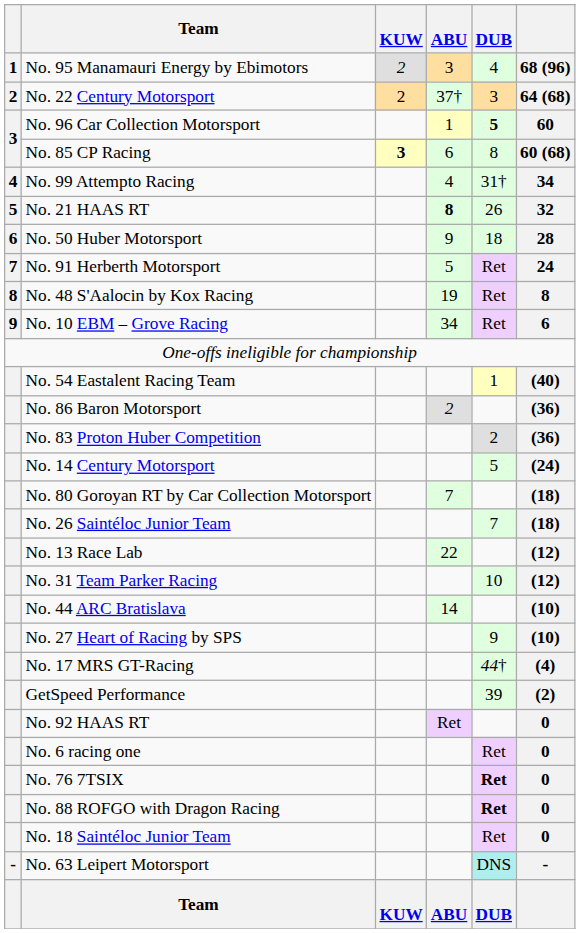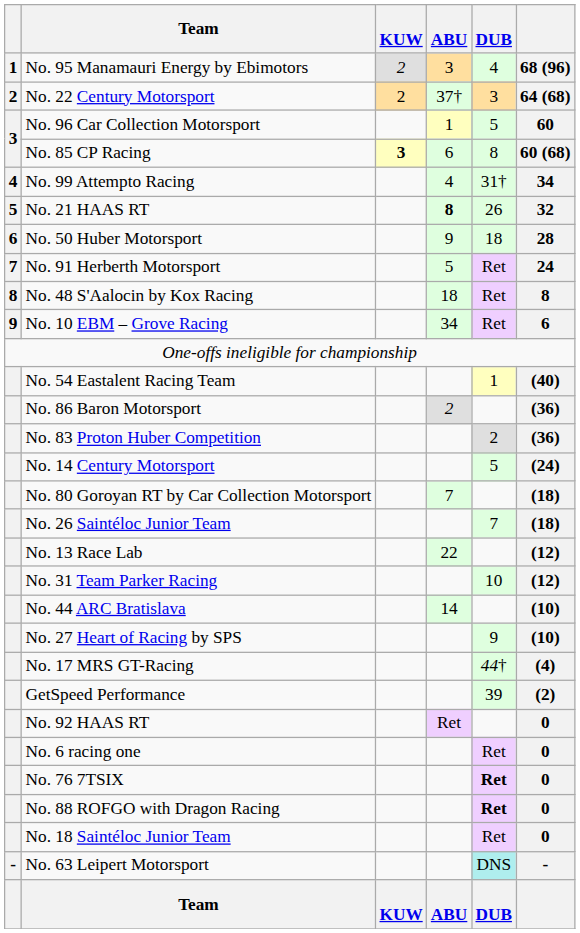(494, 124) bold -> (494, 124) normal
(449, 295) 19 -> (449, 295) 18
